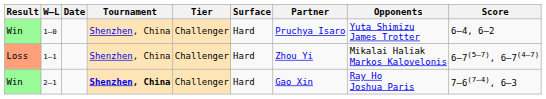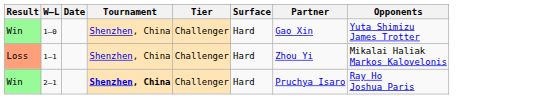- column: (495, 12)
(310, 31) Pruchya Isaro -> (294, 31) Gao Xin
(294, 81) Gao Xin -> (310, 81) Pruchya Isaro
